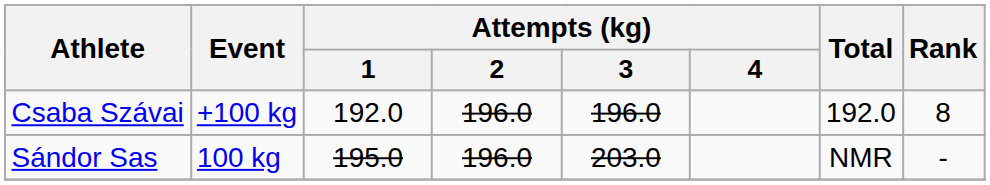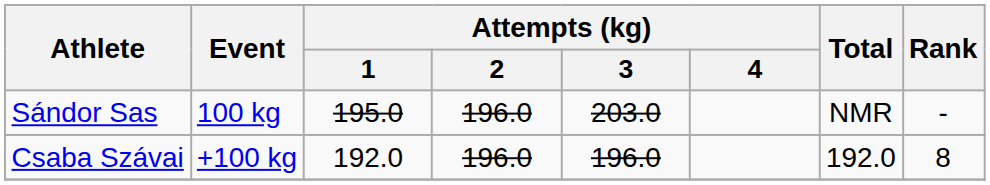rows swapped: (84, 157) <-> (98, 113)
